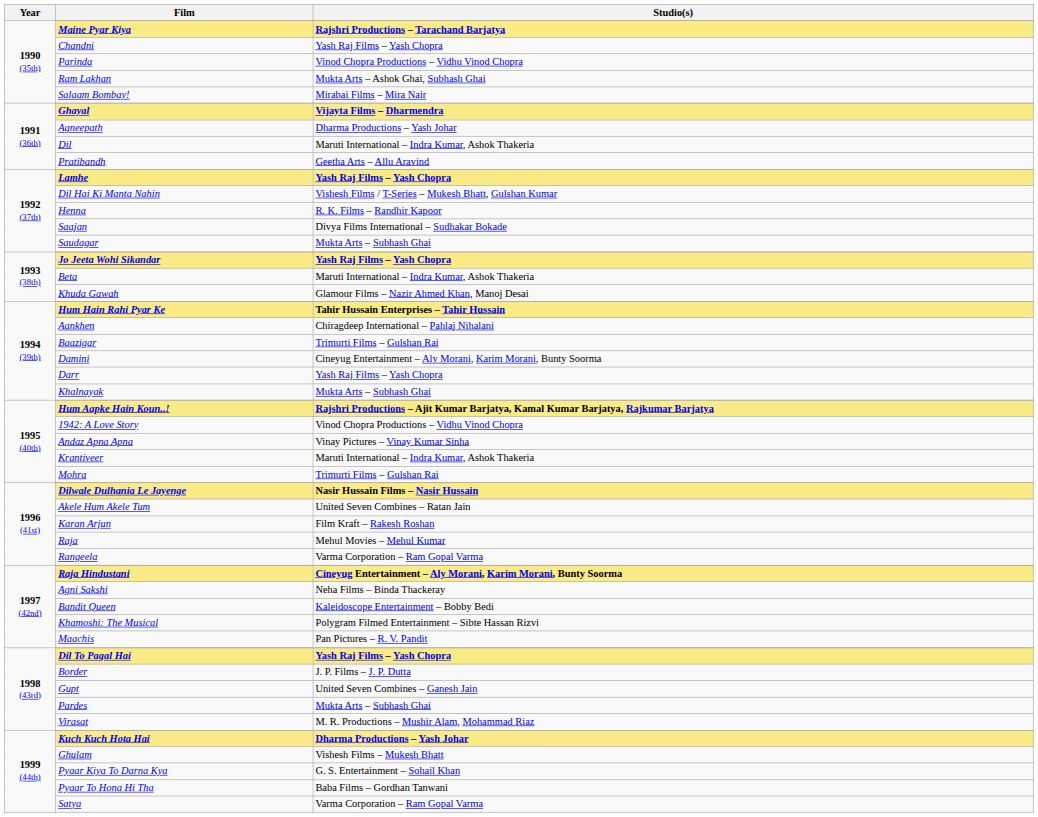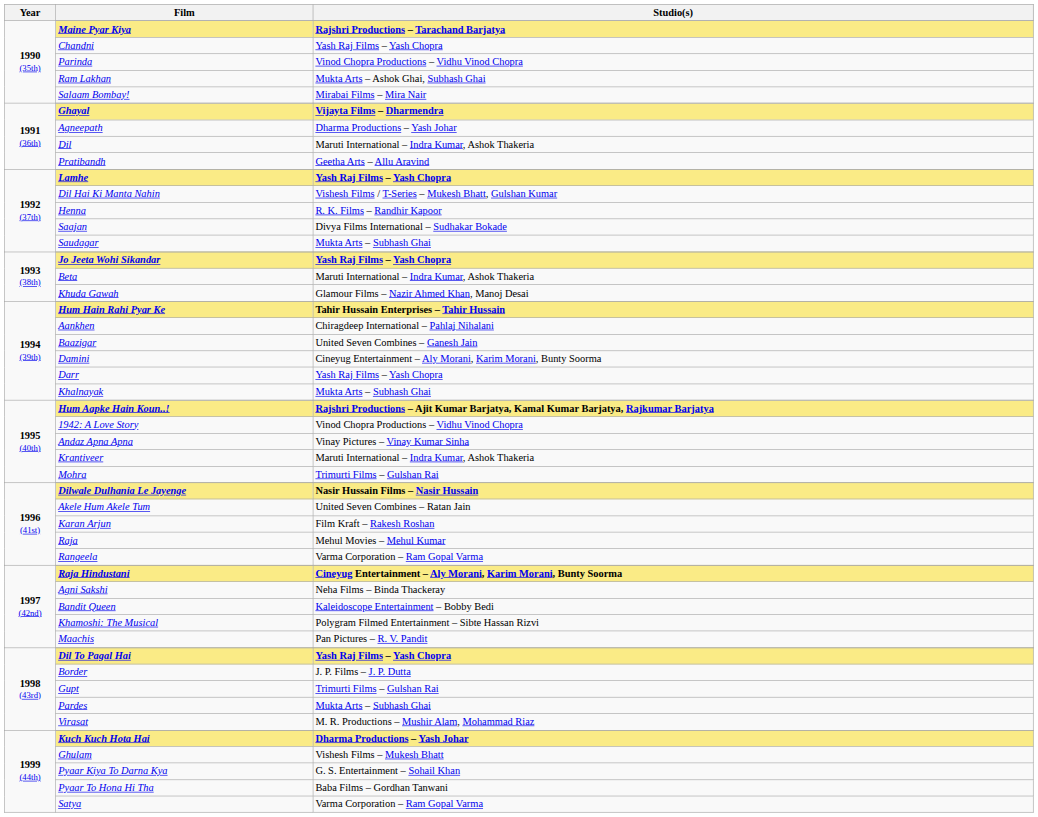(377, 342) Trimurti Films – Gulshan Rai -> (396, 342) United Seven Combines – Ganesh Jain
(396, 688) United Seven Combines – Ganesh Jain -> (377, 688) Trimurti Films – Gulshan Rai
